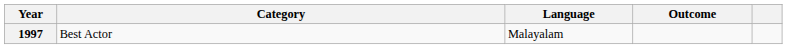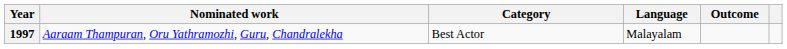+ column: (234, 14)
